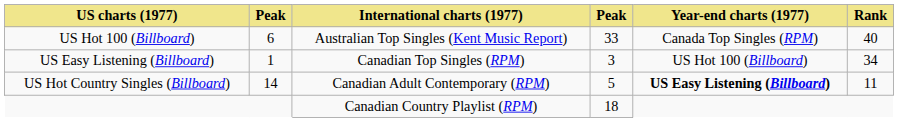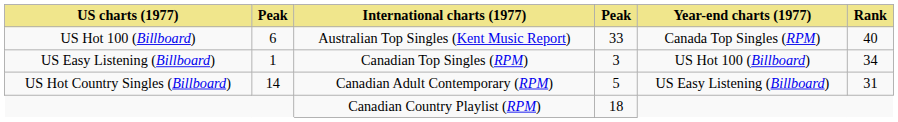(740, 83) bold -> (742, 83) normal
(871, 83) 11 -> (870, 83) 31
